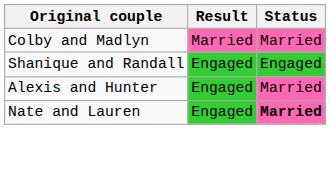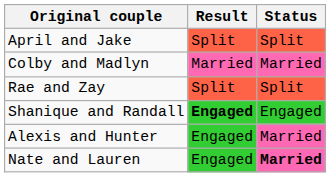+ row: (70, 40)
+ row: (57, 88)
(222, 64) normal -> (222, 112) bold
